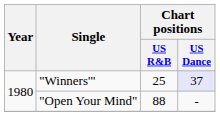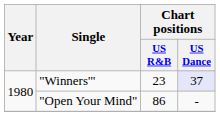(159, 80) 25 -> (159, 80) 23
(159, 101) 88 -> (159, 101) 86
